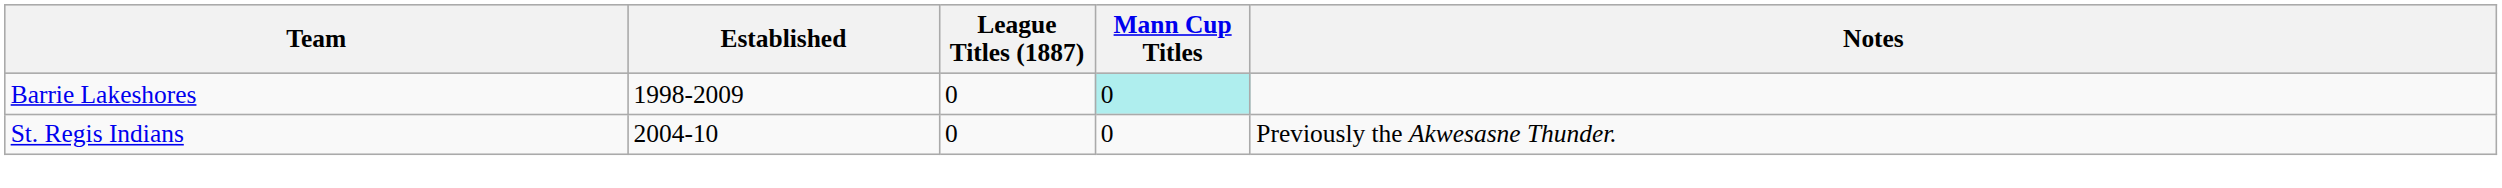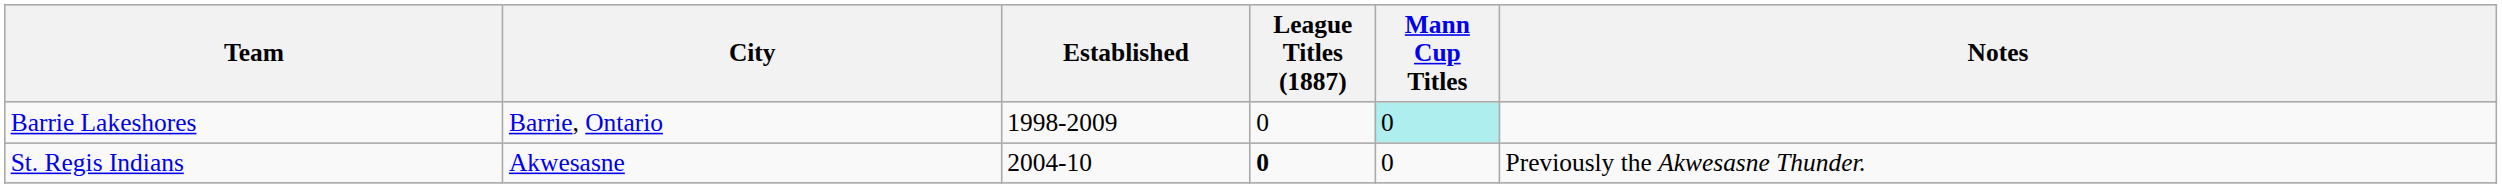+ column: (752, 53)
(951, 133) normal -> (1263, 162) bold
